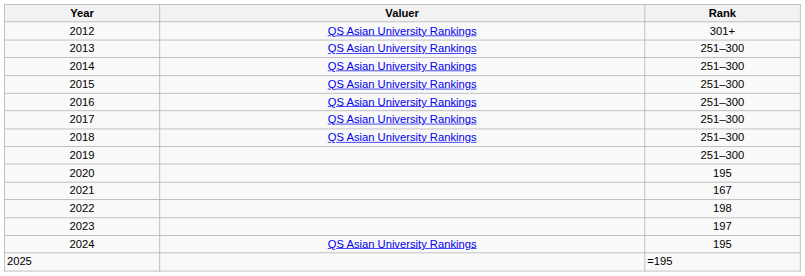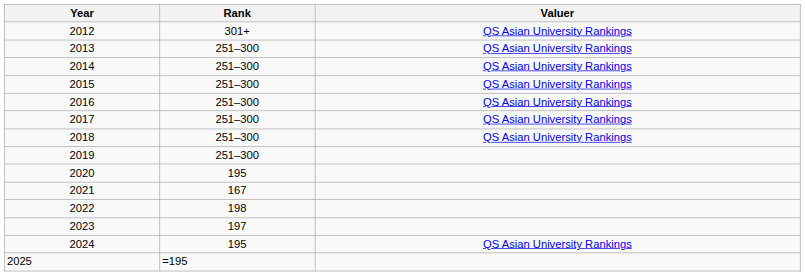columns swapped: (722, 13) <-> (402, 13)
